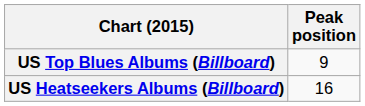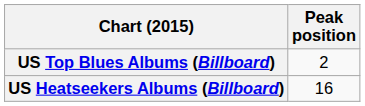(324, 62) 9 -> (324, 62) 2
